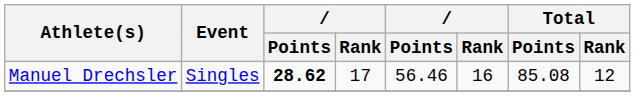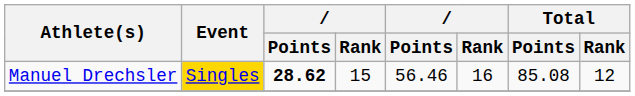(223, 76) no background -> (223, 76) gold background
(360, 76) 17 -> (360, 76) 15
